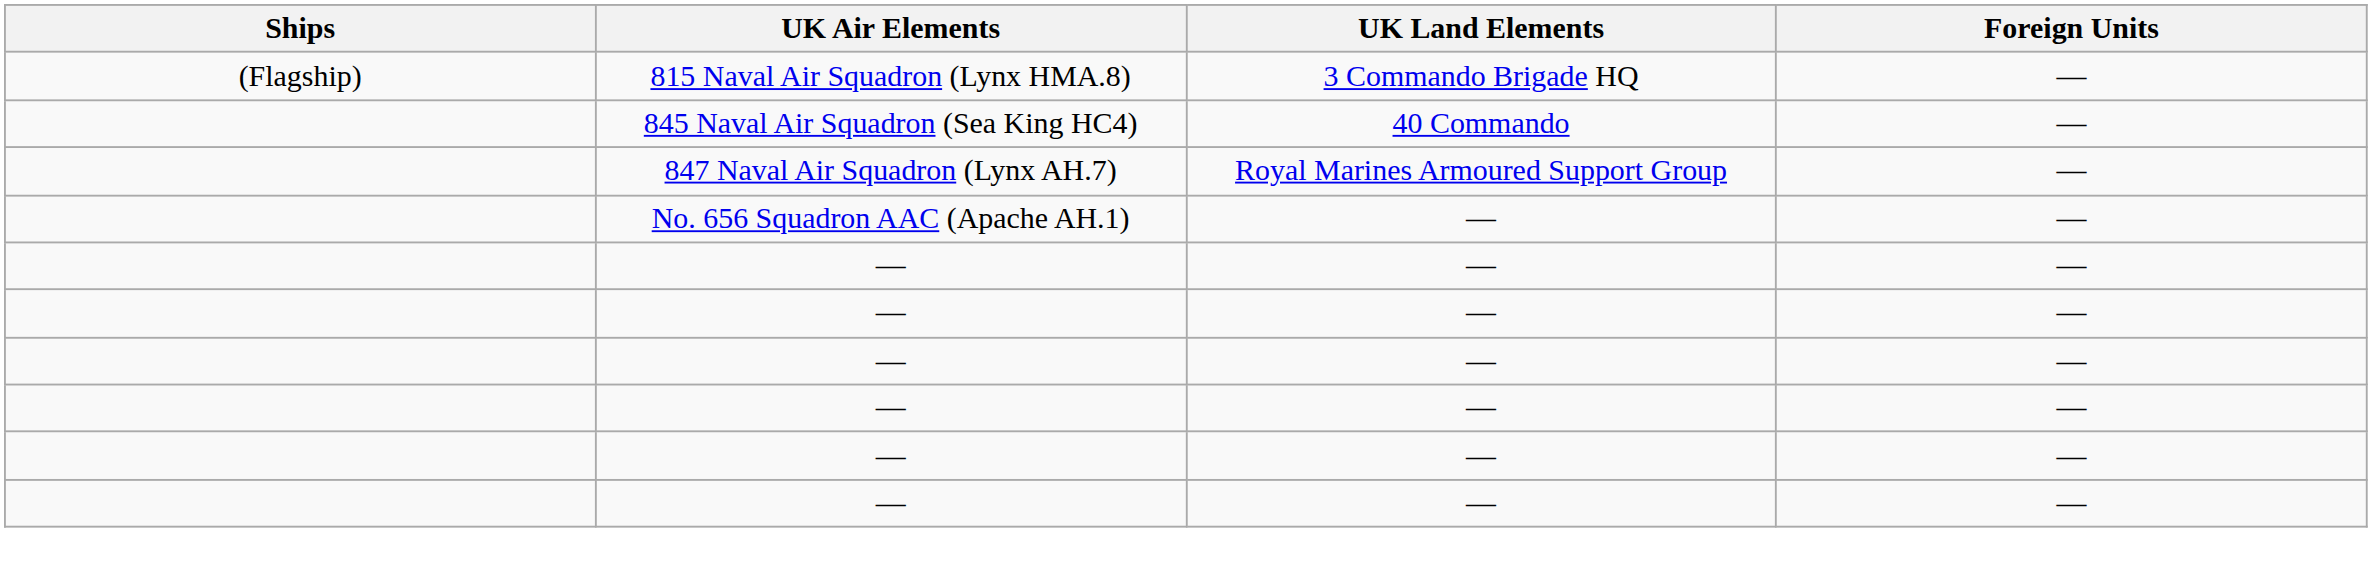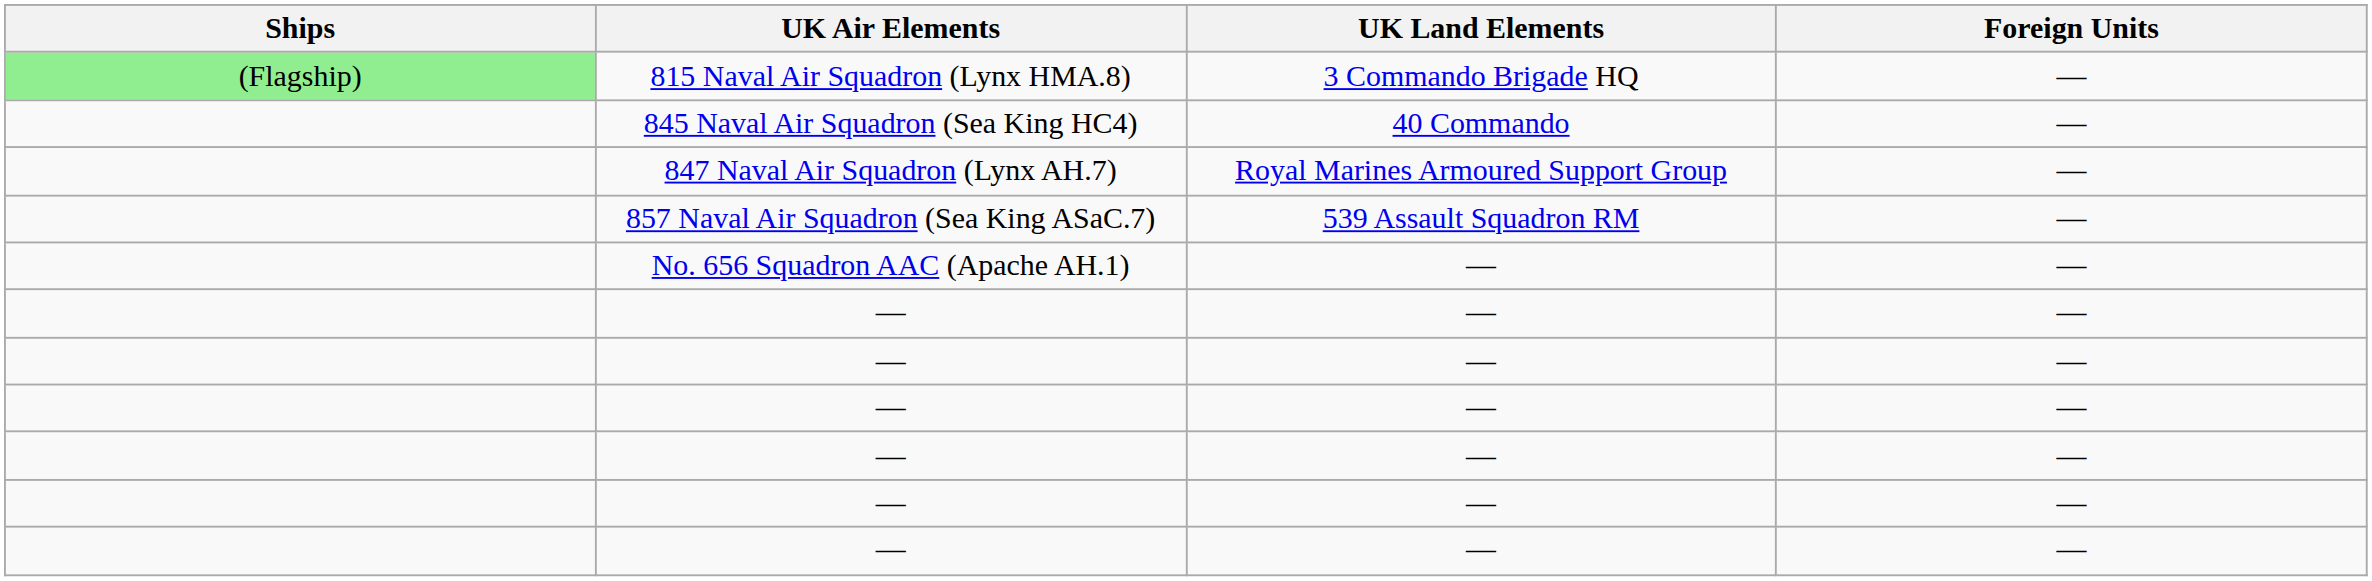(300, 75) no background -> (300, 75) lightgreen background
+ row: (891, 218)
